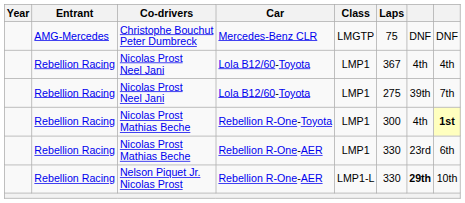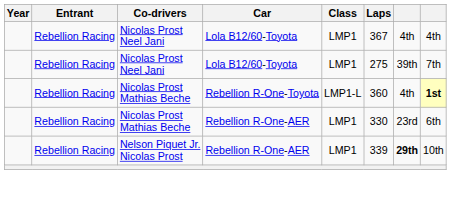- row: (167, 36)
(356, 122) LMP1 -> (343, 93) LMP1-L
(392, 122) 300 -> (379, 93) 360
(356, 179) LMP1-L -> (343, 151) LMP1
(392, 179) 330 -> (379, 151) 339
